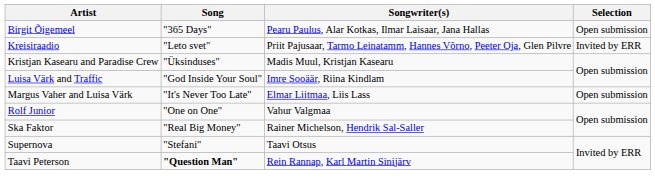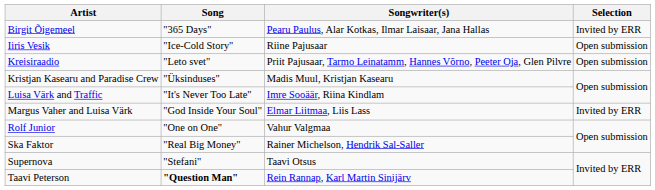(612, 29) Open submission -> (609, 29) Invited by ERR
+ row: (29, 45)
(609, 45) Invited by ERR -> (612, 62) Open submission
(213, 78) "God Inside Your Soul" -> (207, 95) "It's Never Too Late"
(207, 95) "It's Never Too Late" -> (213, 111) "God Inside Your Soul"
(612, 95) Open submission -> (609, 111) Invited by ERR
